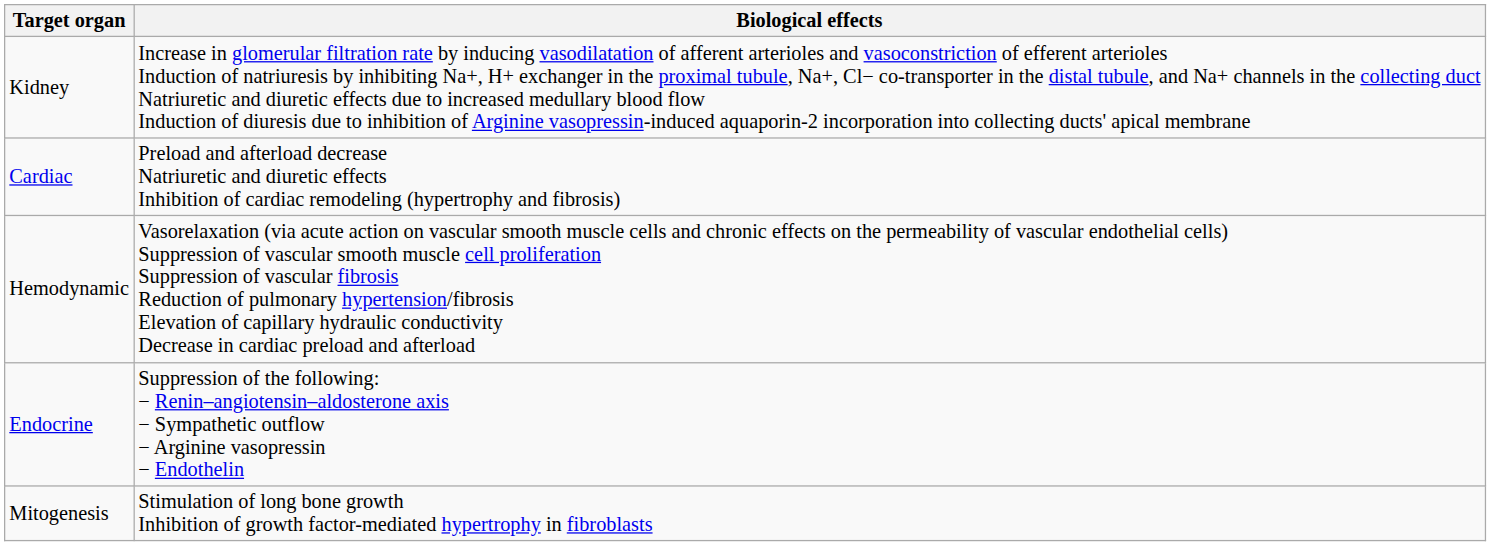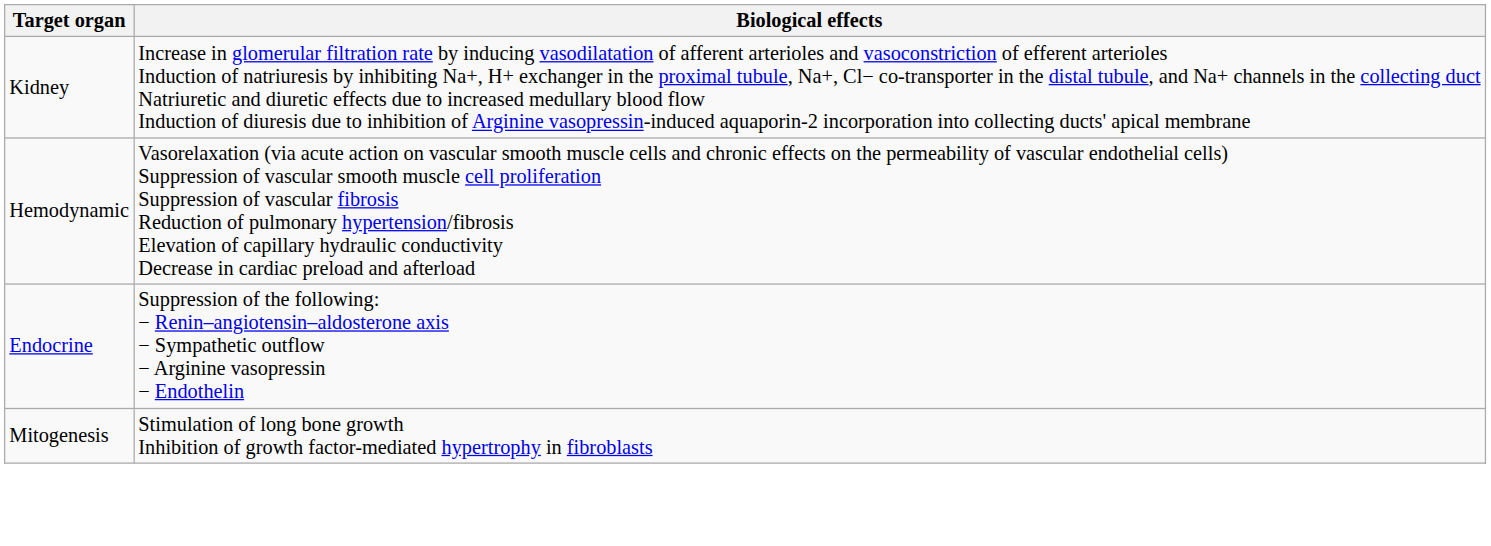- row: (41, 176)
